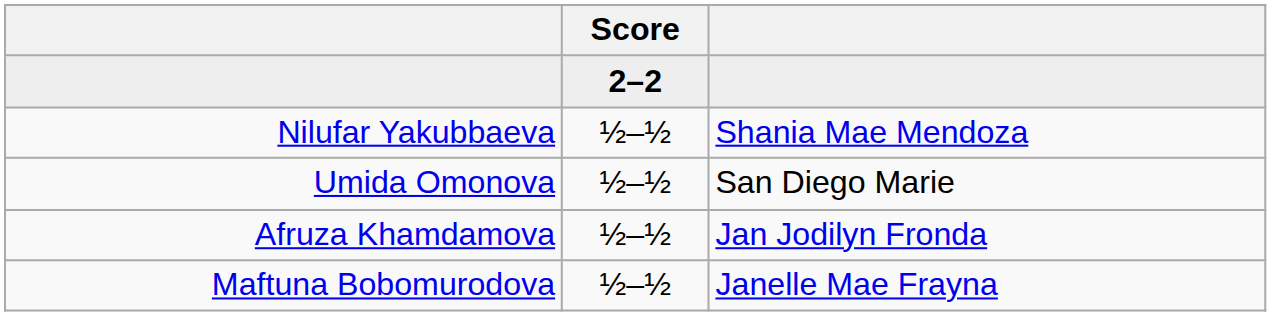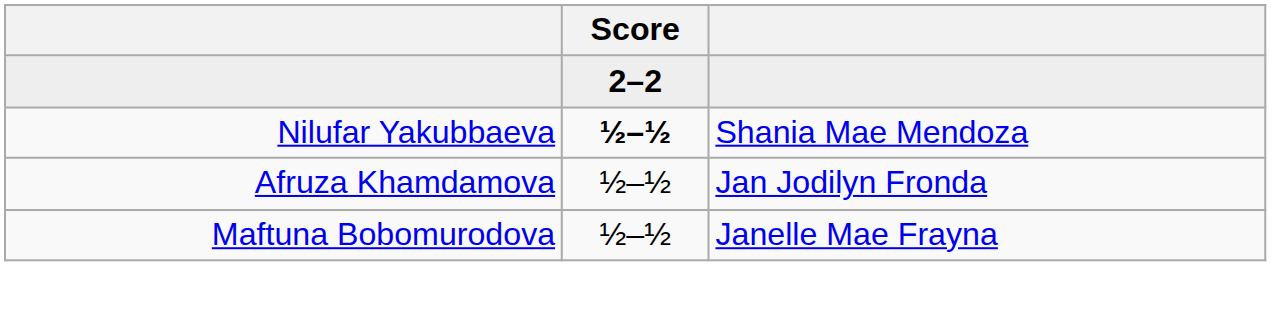(635, 132) normal -> (635, 132) bold
- row: (434, 183)
